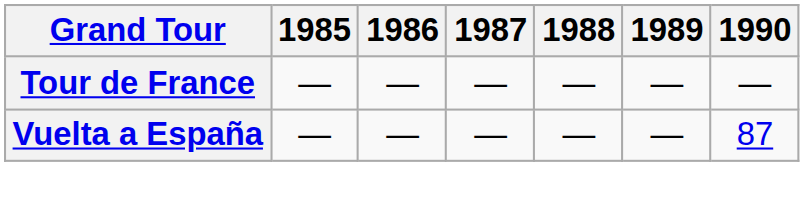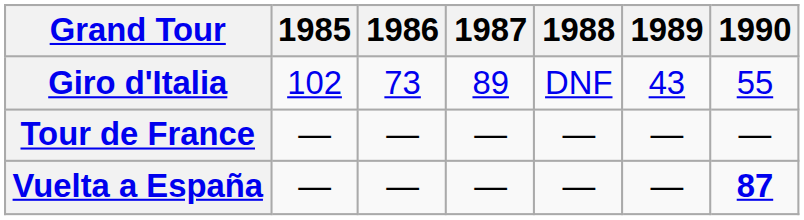+ row: (138, 82)
(755, 134) normal -> (755, 186) bold
